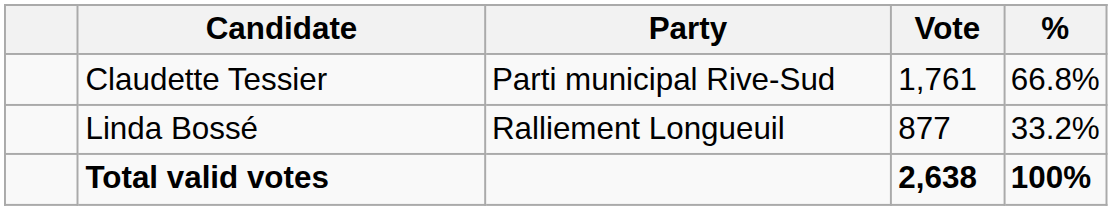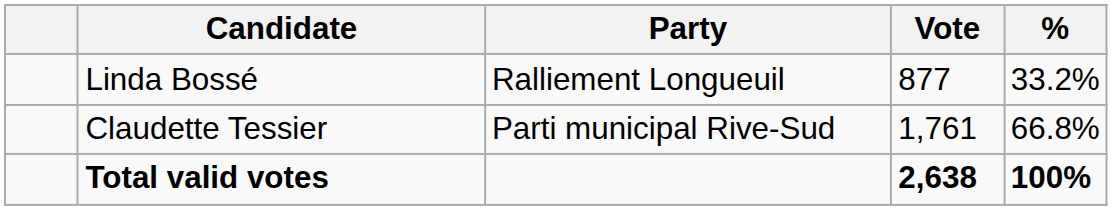rows swapped: (206, 79) <-> (172, 128)
